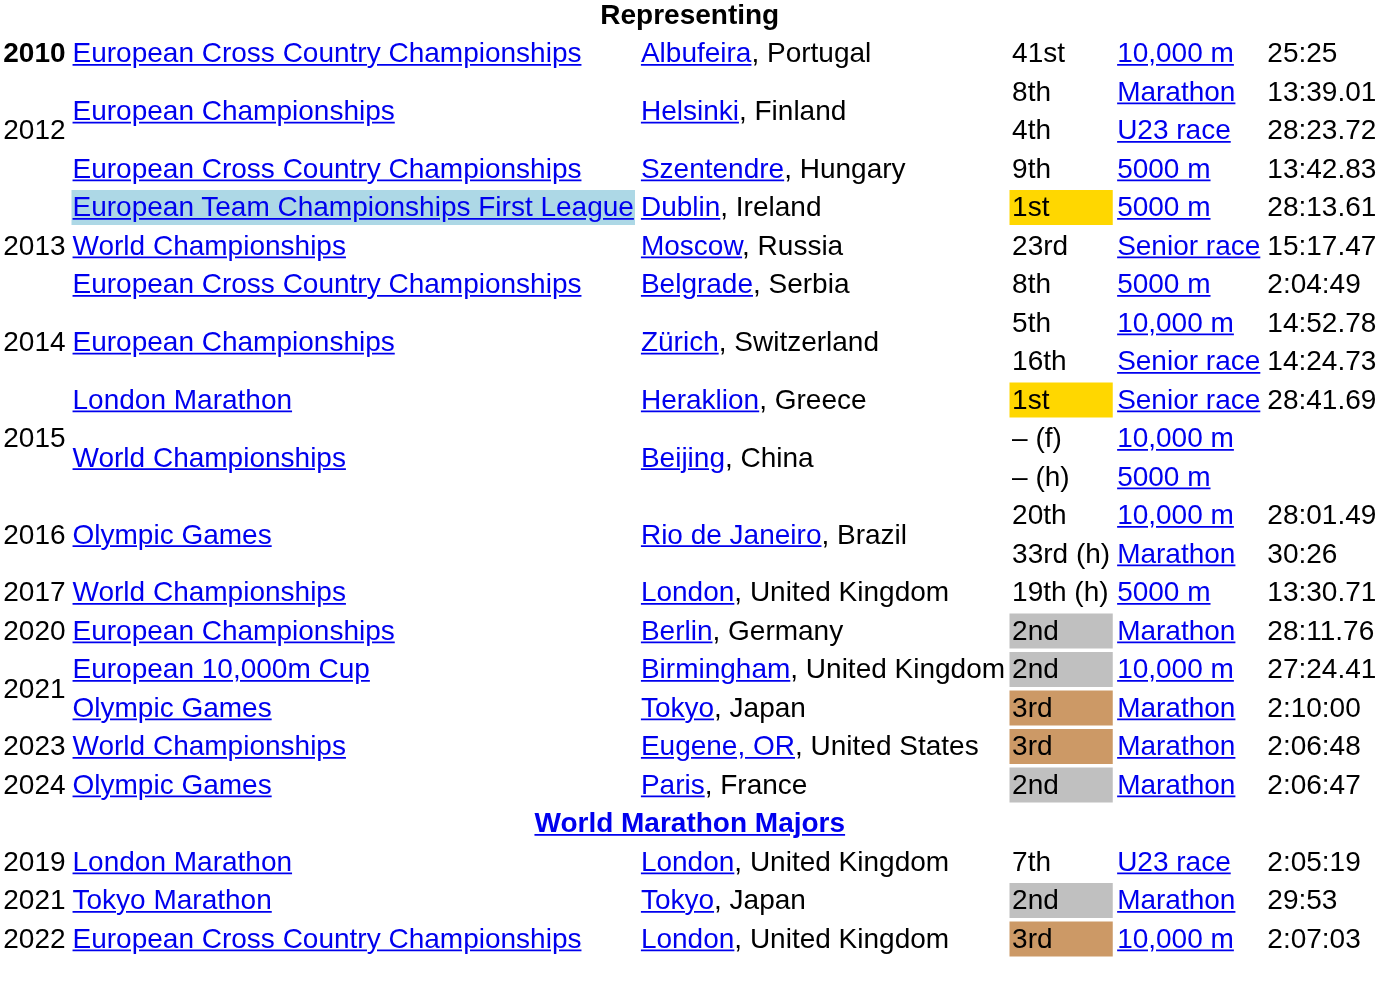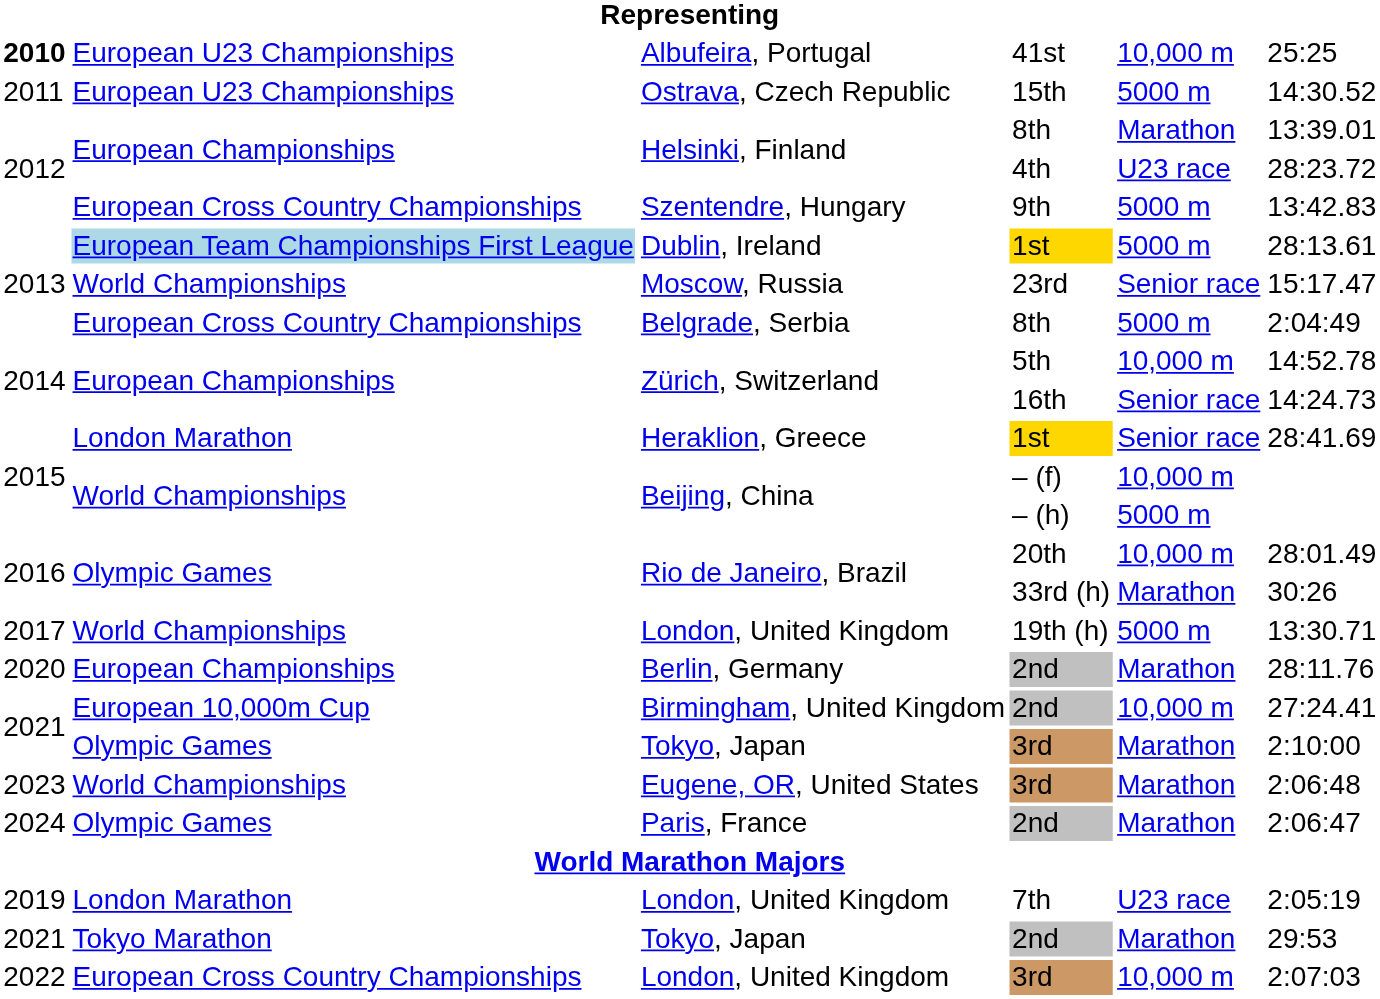(327, 53) European Cross Country Championships -> (263, 53) European U23 Championships
+ row: (796, 91)
